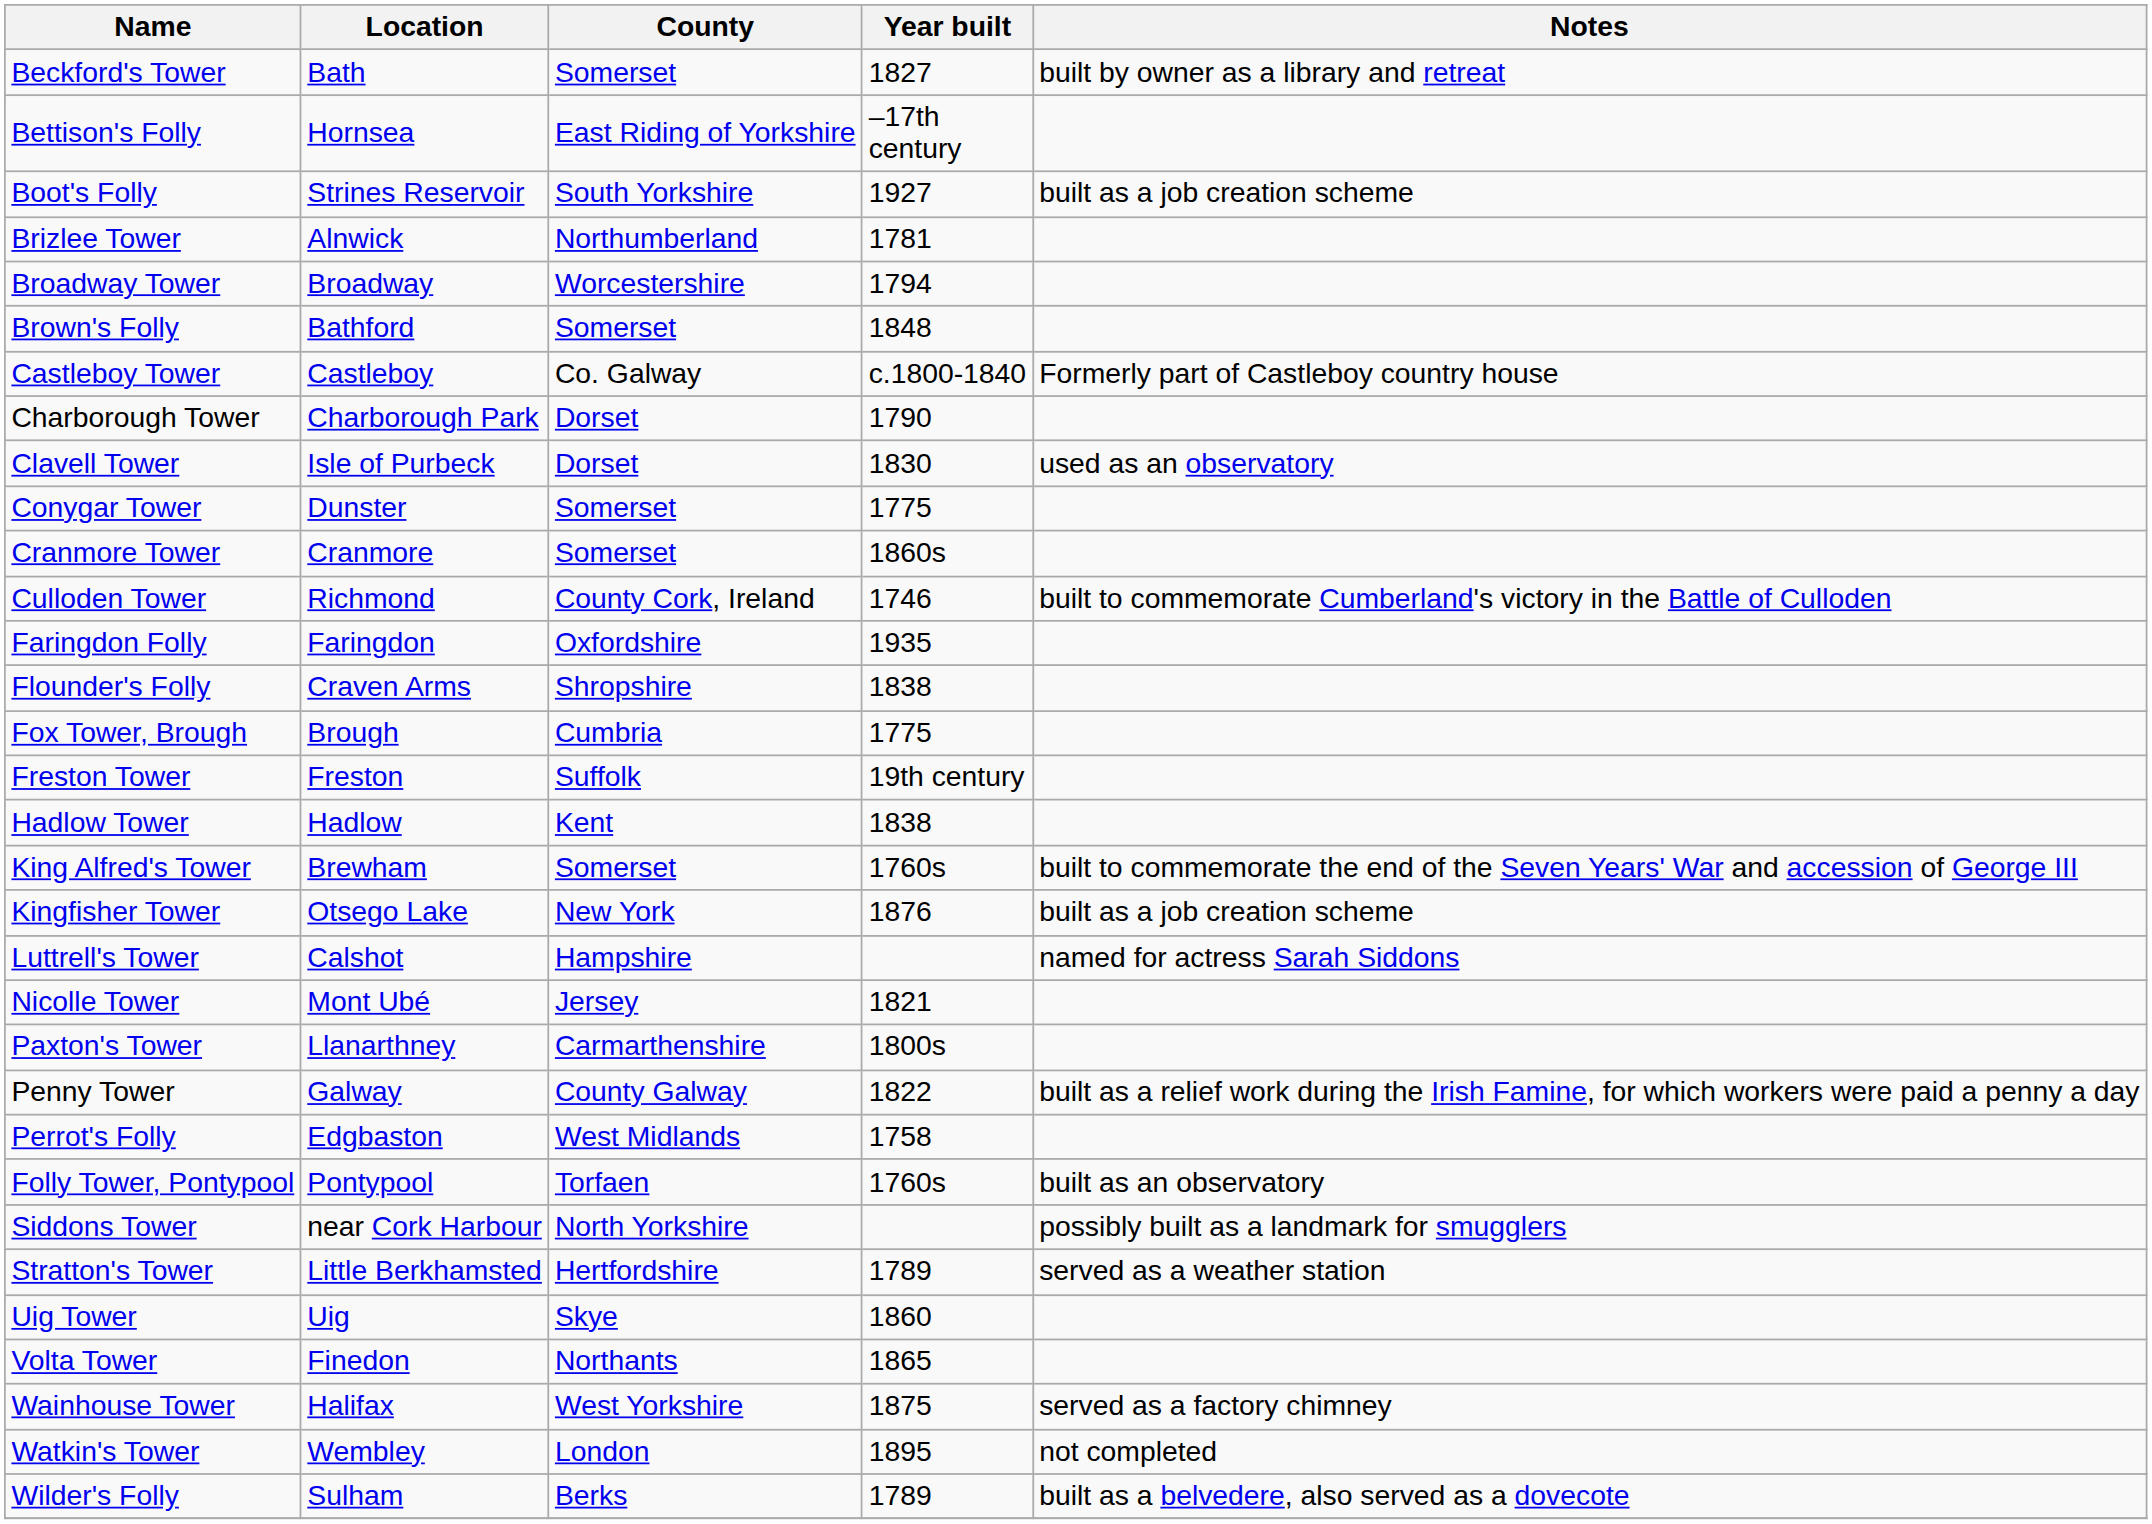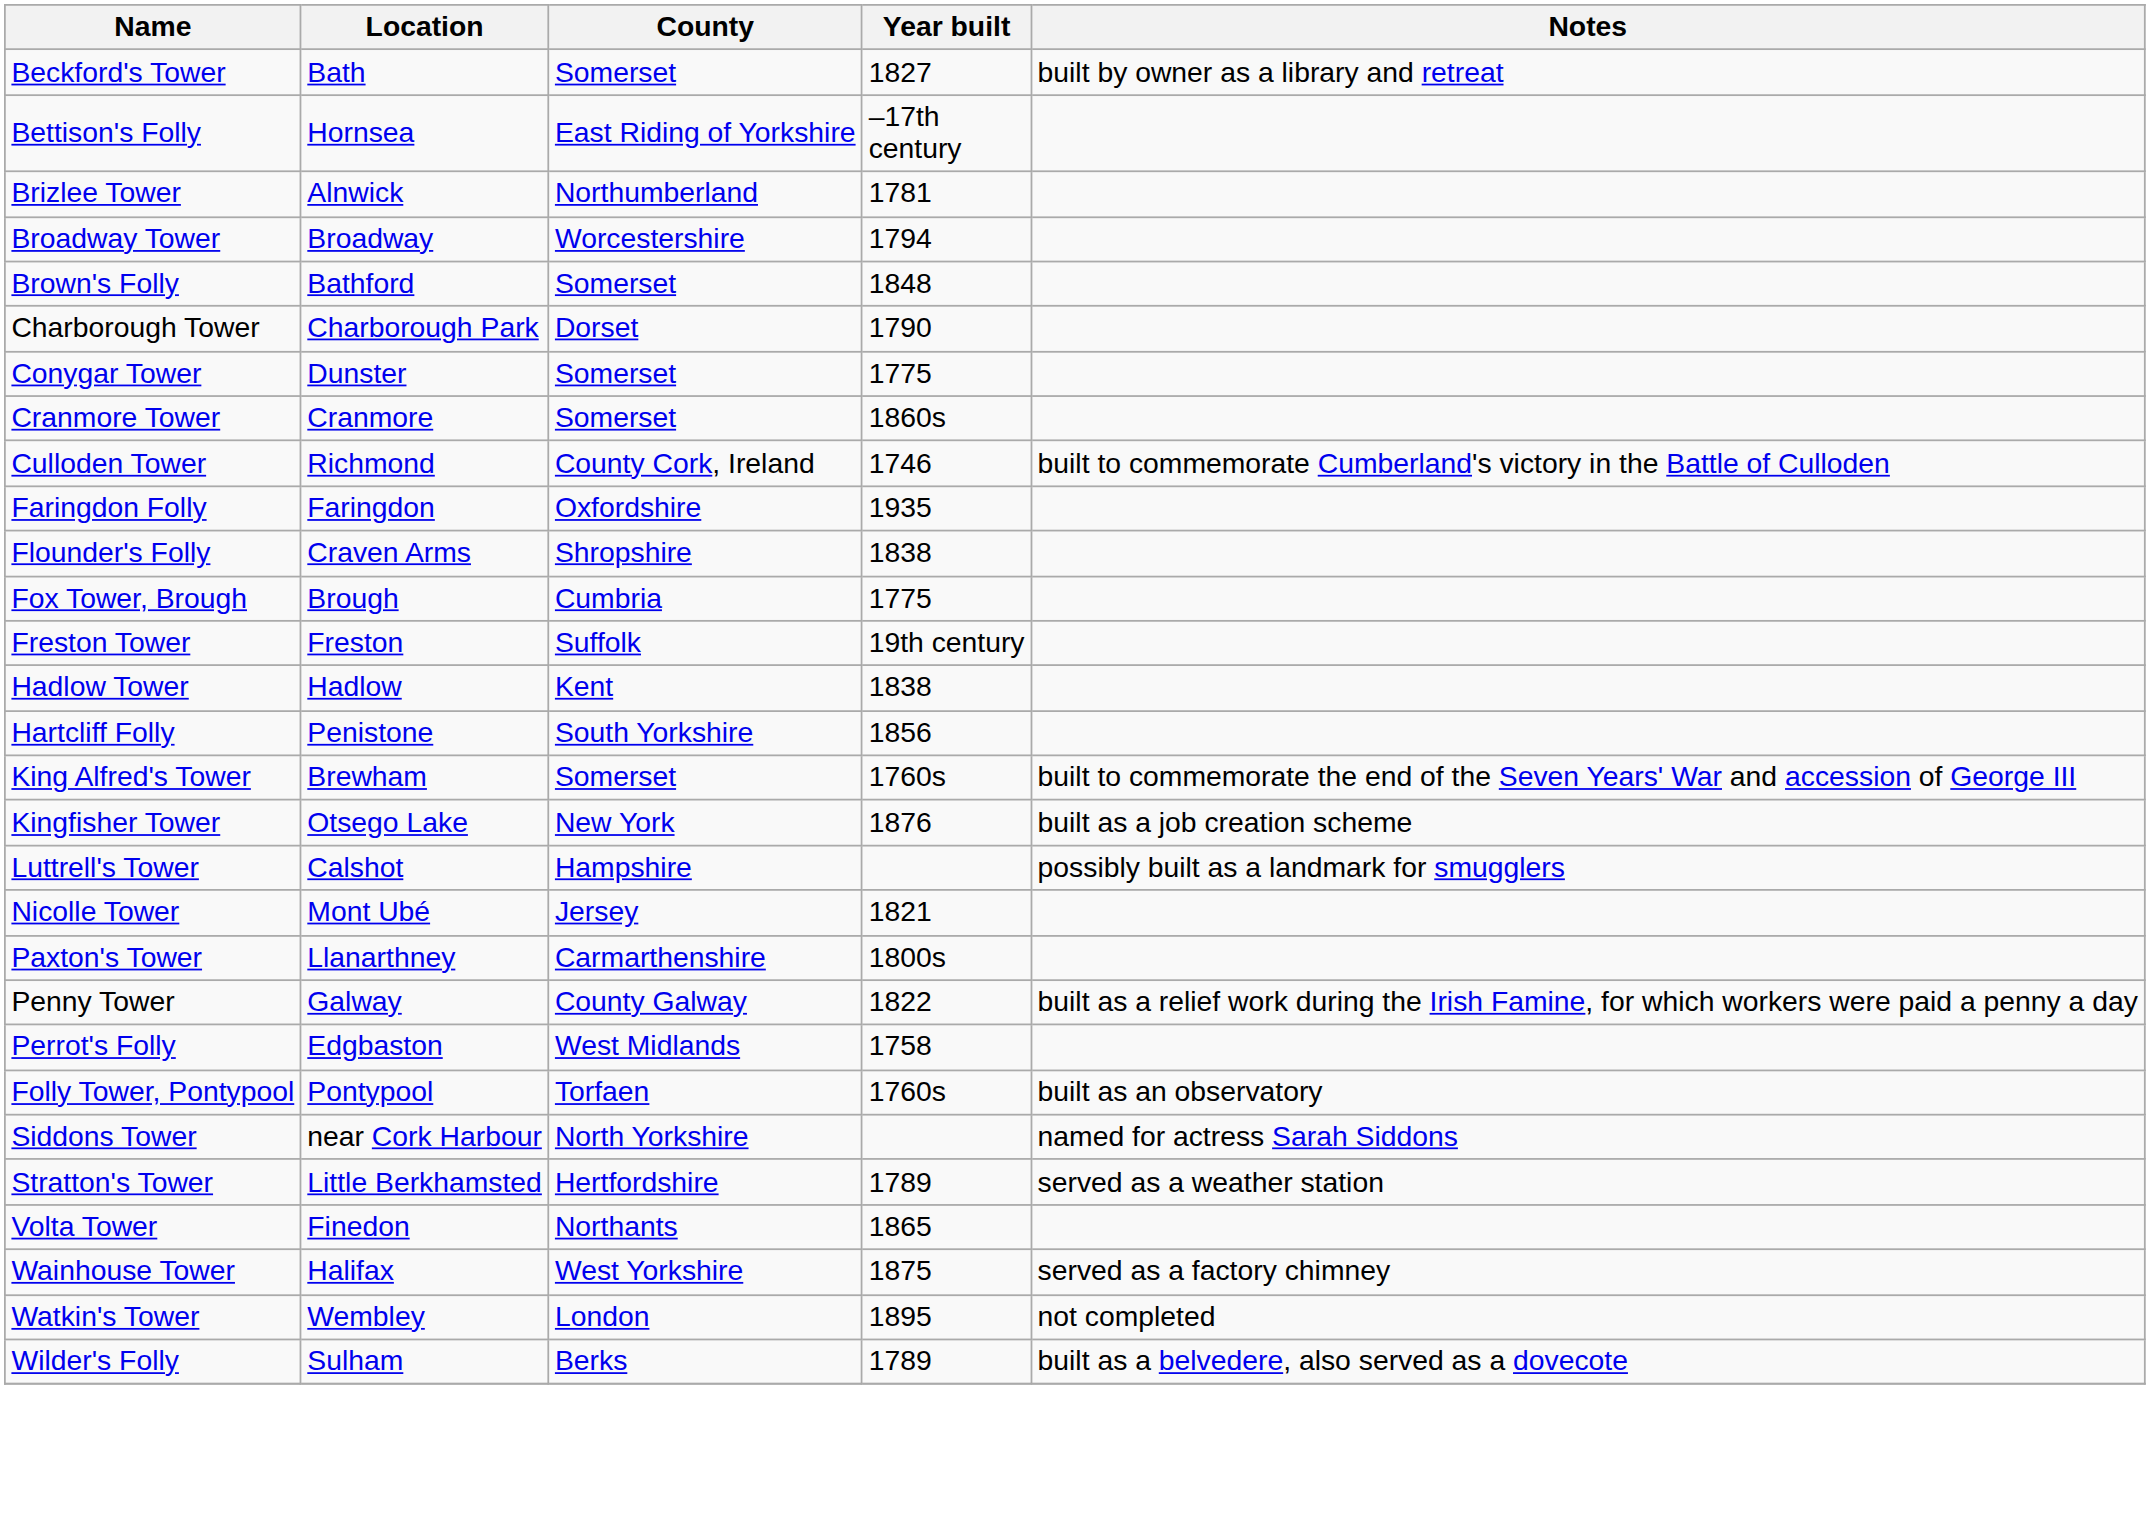- row: (84, 193)
- row: (116, 373)
- row: (95, 463)
+ row: (93, 732)
(1249, 957) named for actress Sarah Siddons -> (1301, 867) possibly built as a landmark for smugglers
(1303, 1226) possibly built as a landmark for smugglers -> (1248, 1136) named for actress Sarah Siddons
- row: (74, 1316)
